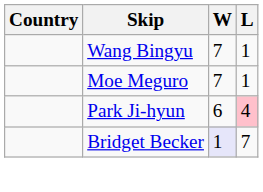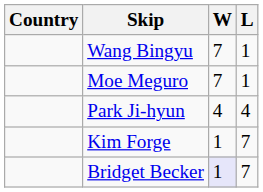(218, 111) 6 -> (218, 111) 4
(246, 111) pink background -> (246, 111) no background
+ row: (129, 141)
